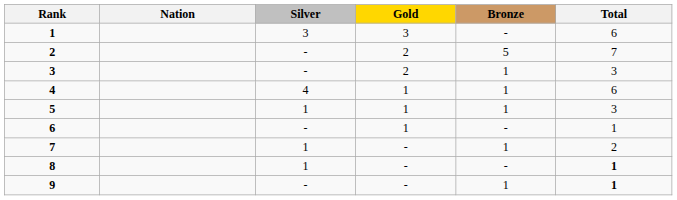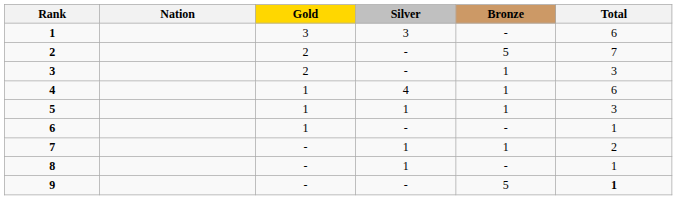columns swapped: (406, 14) <-> (306, 14)
(614, 166) bold -> (614, 166) normal
(506, 185) 1 -> (506, 185) 5
